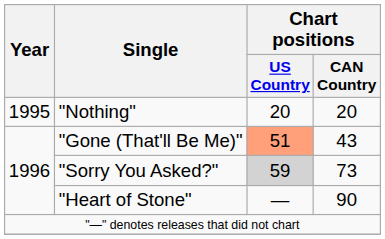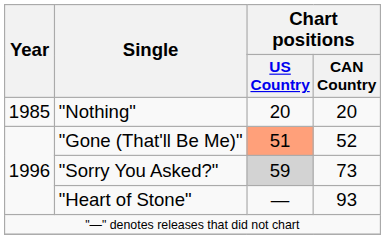(30, 111) 1995 -> (30, 111) 1985
(347, 141) 43 -> (347, 141) 52
(347, 199) 90 -> (347, 199) 93
